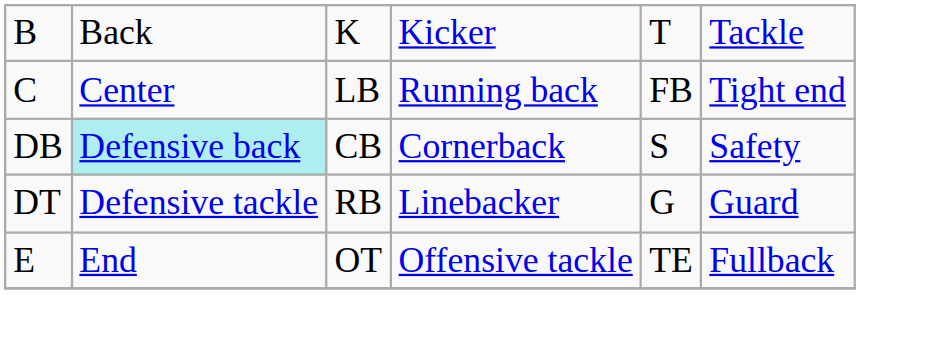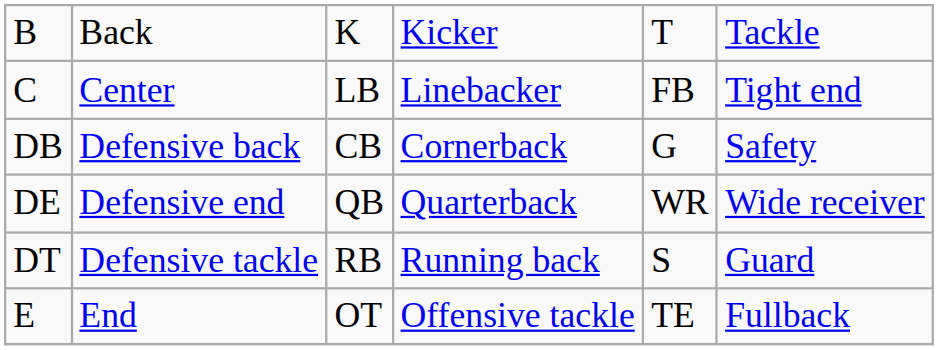(498, 89) Running back -> (481, 89) Linebacker
(190, 145) paleturquoise background -> (190, 145) no background
(659, 145) S -> (664, 145) G
+ row: (37, 202)
(479, 202) Linebacker -> (500, 259) Running back
(662, 202) G -> (661, 259) S
